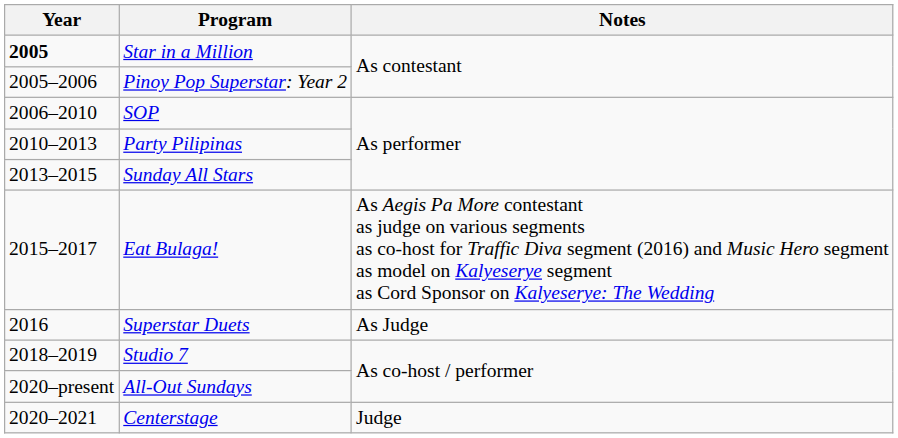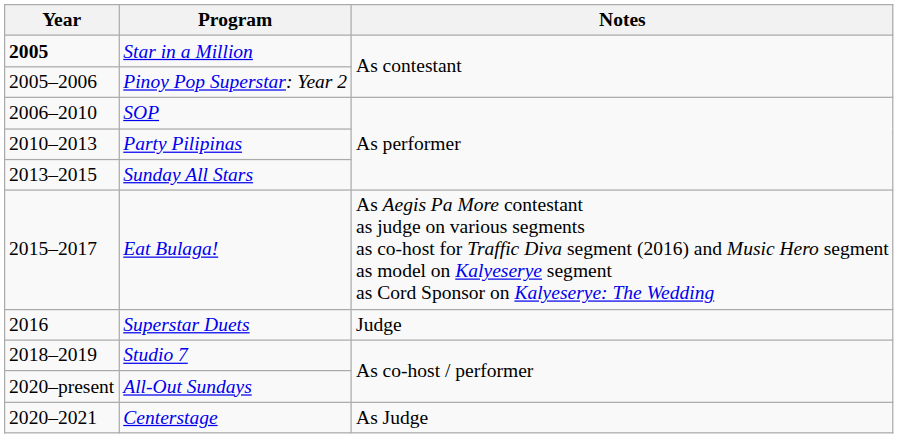(392, 324) As Judge -> (379, 324) Judge
(379, 417) Judge -> (392, 417) As Judge
